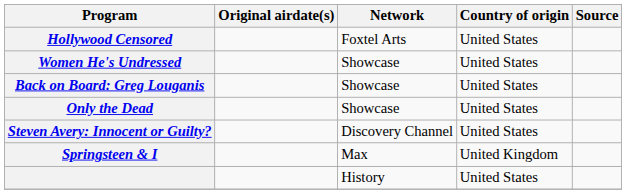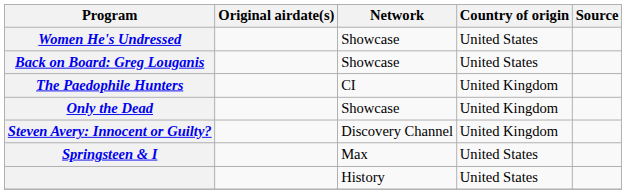- row: (110, 39)
+ row: (110, 85)
(499, 108) United States -> (509, 108) United Kingdom
(499, 131) United States -> (509, 131) United Kingdom
(509, 154) United Kingdom -> (499, 154) United States
